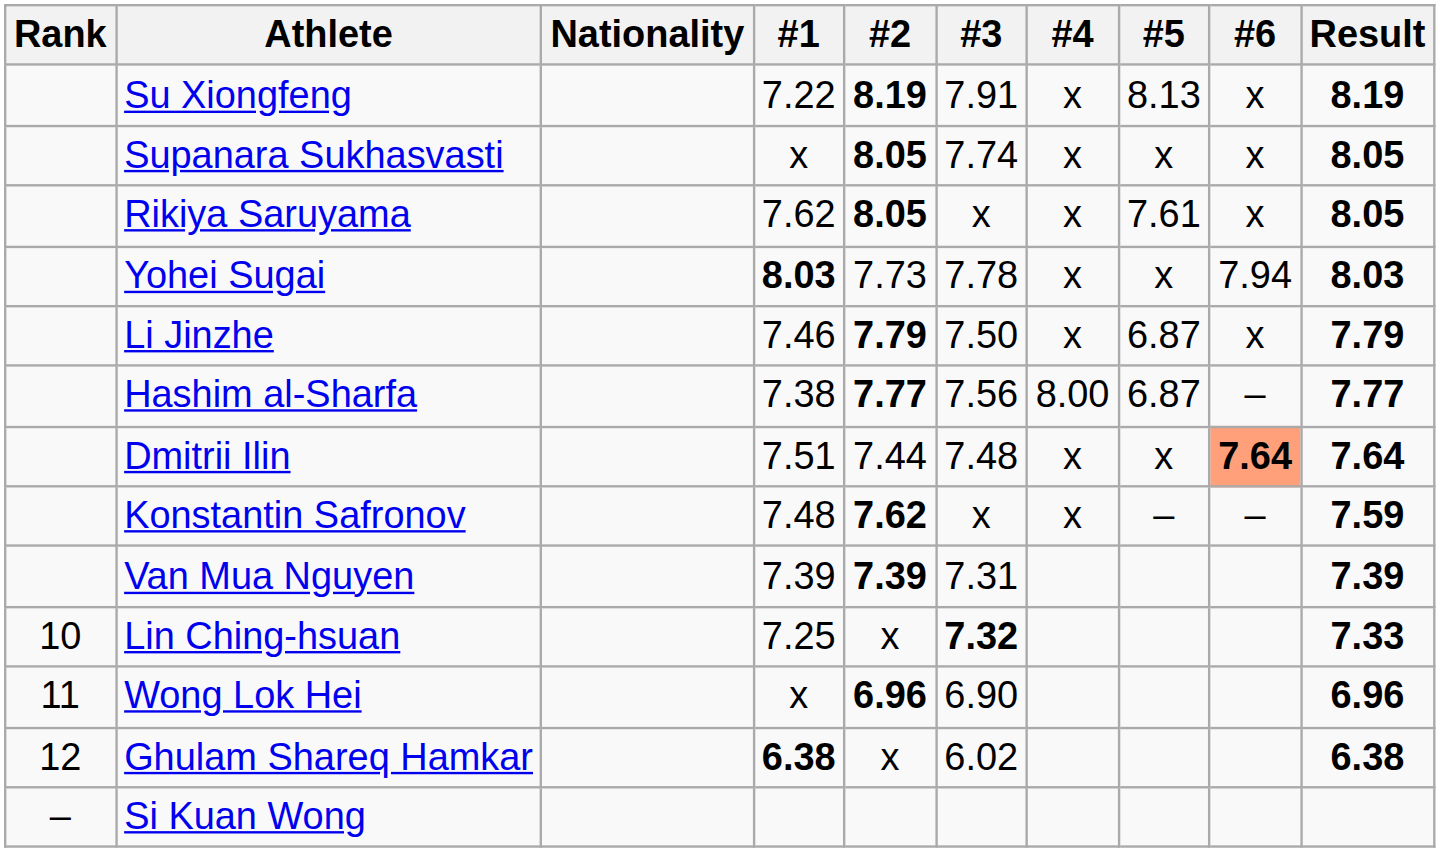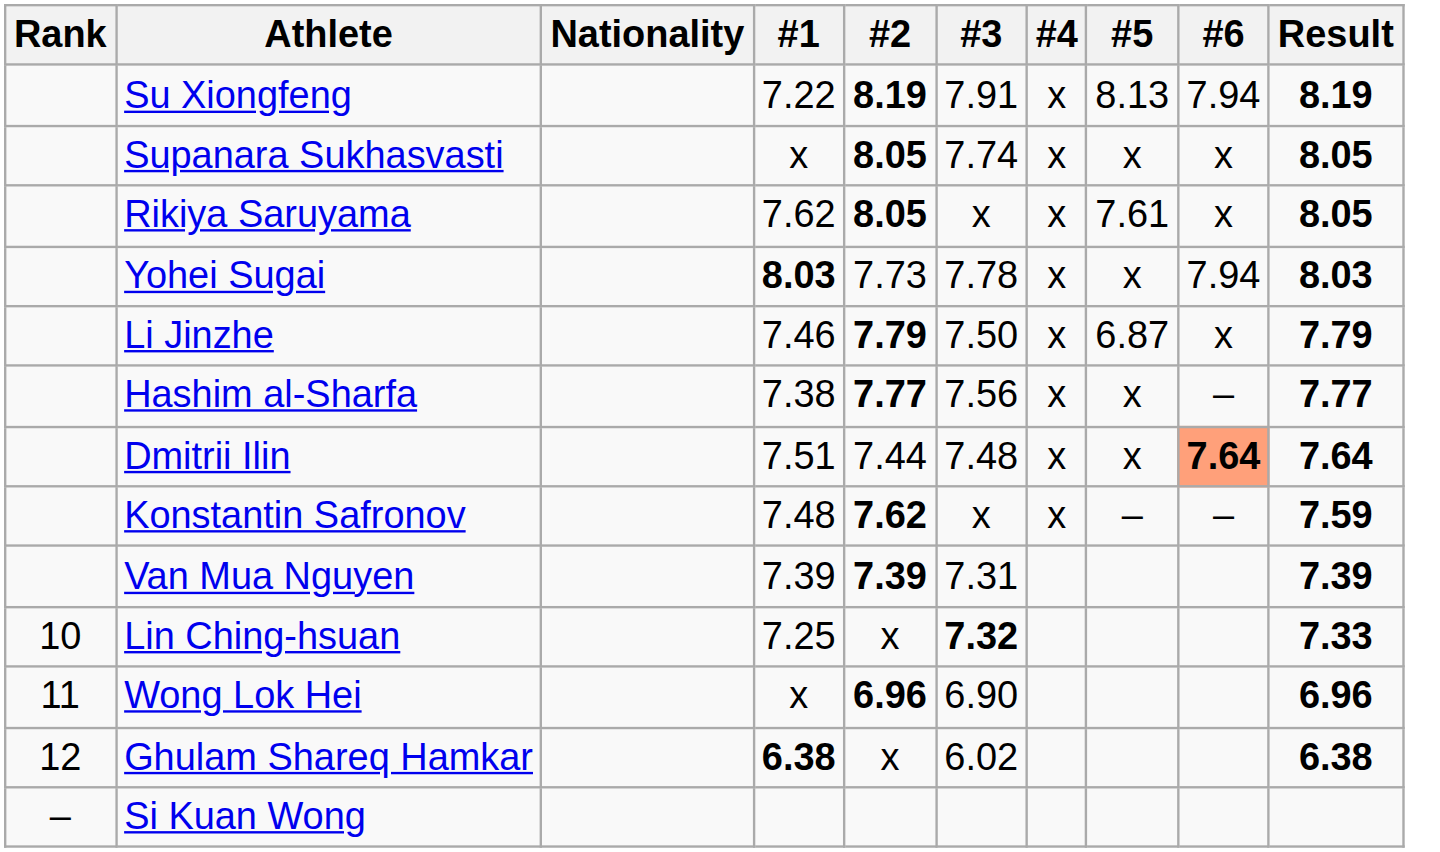(1255, 94) x -> (1223, 94) 7.94
(1073, 395) 8.00 -> (1057, 395) x
(1164, 395) 6.87 -> (1132, 395) x
